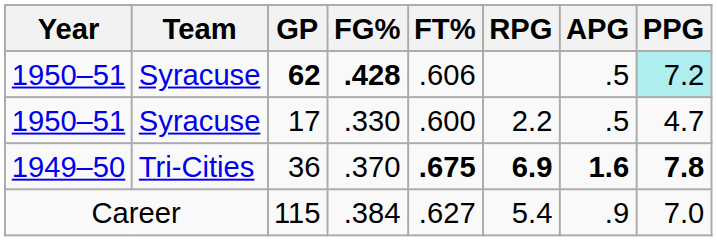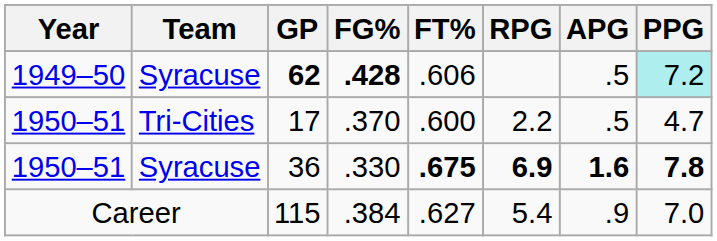(69, 74) 1950–51 -> (69, 74) 1949–50
(200, 121) Syracuse -> (197, 121) Tri-Cities
(372, 121) .330 -> (372, 121) .370
(69, 167) 1949–50 -> (69, 167) 1950–51
(197, 167) Tri-Cities -> (200, 167) Syracuse
(372, 167) .370 -> (372, 167) .330
